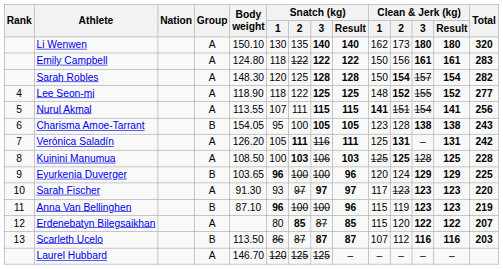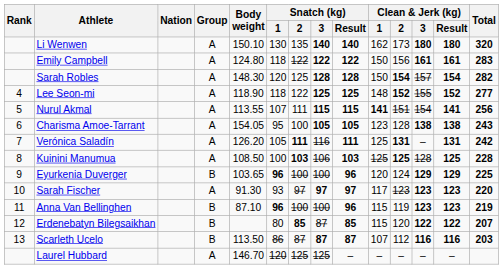(212, 126) B -> (212, 126) A
(212, 223) A -> (212, 223) B
